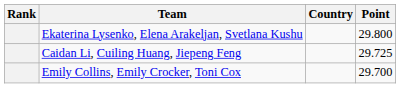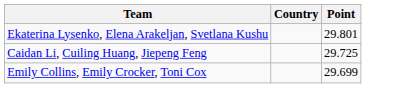- column: (22, 14)
(376, 33) 29.800 -> (341, 33) 29.801
(376, 72) 29.700 -> (341, 72) 29.699
